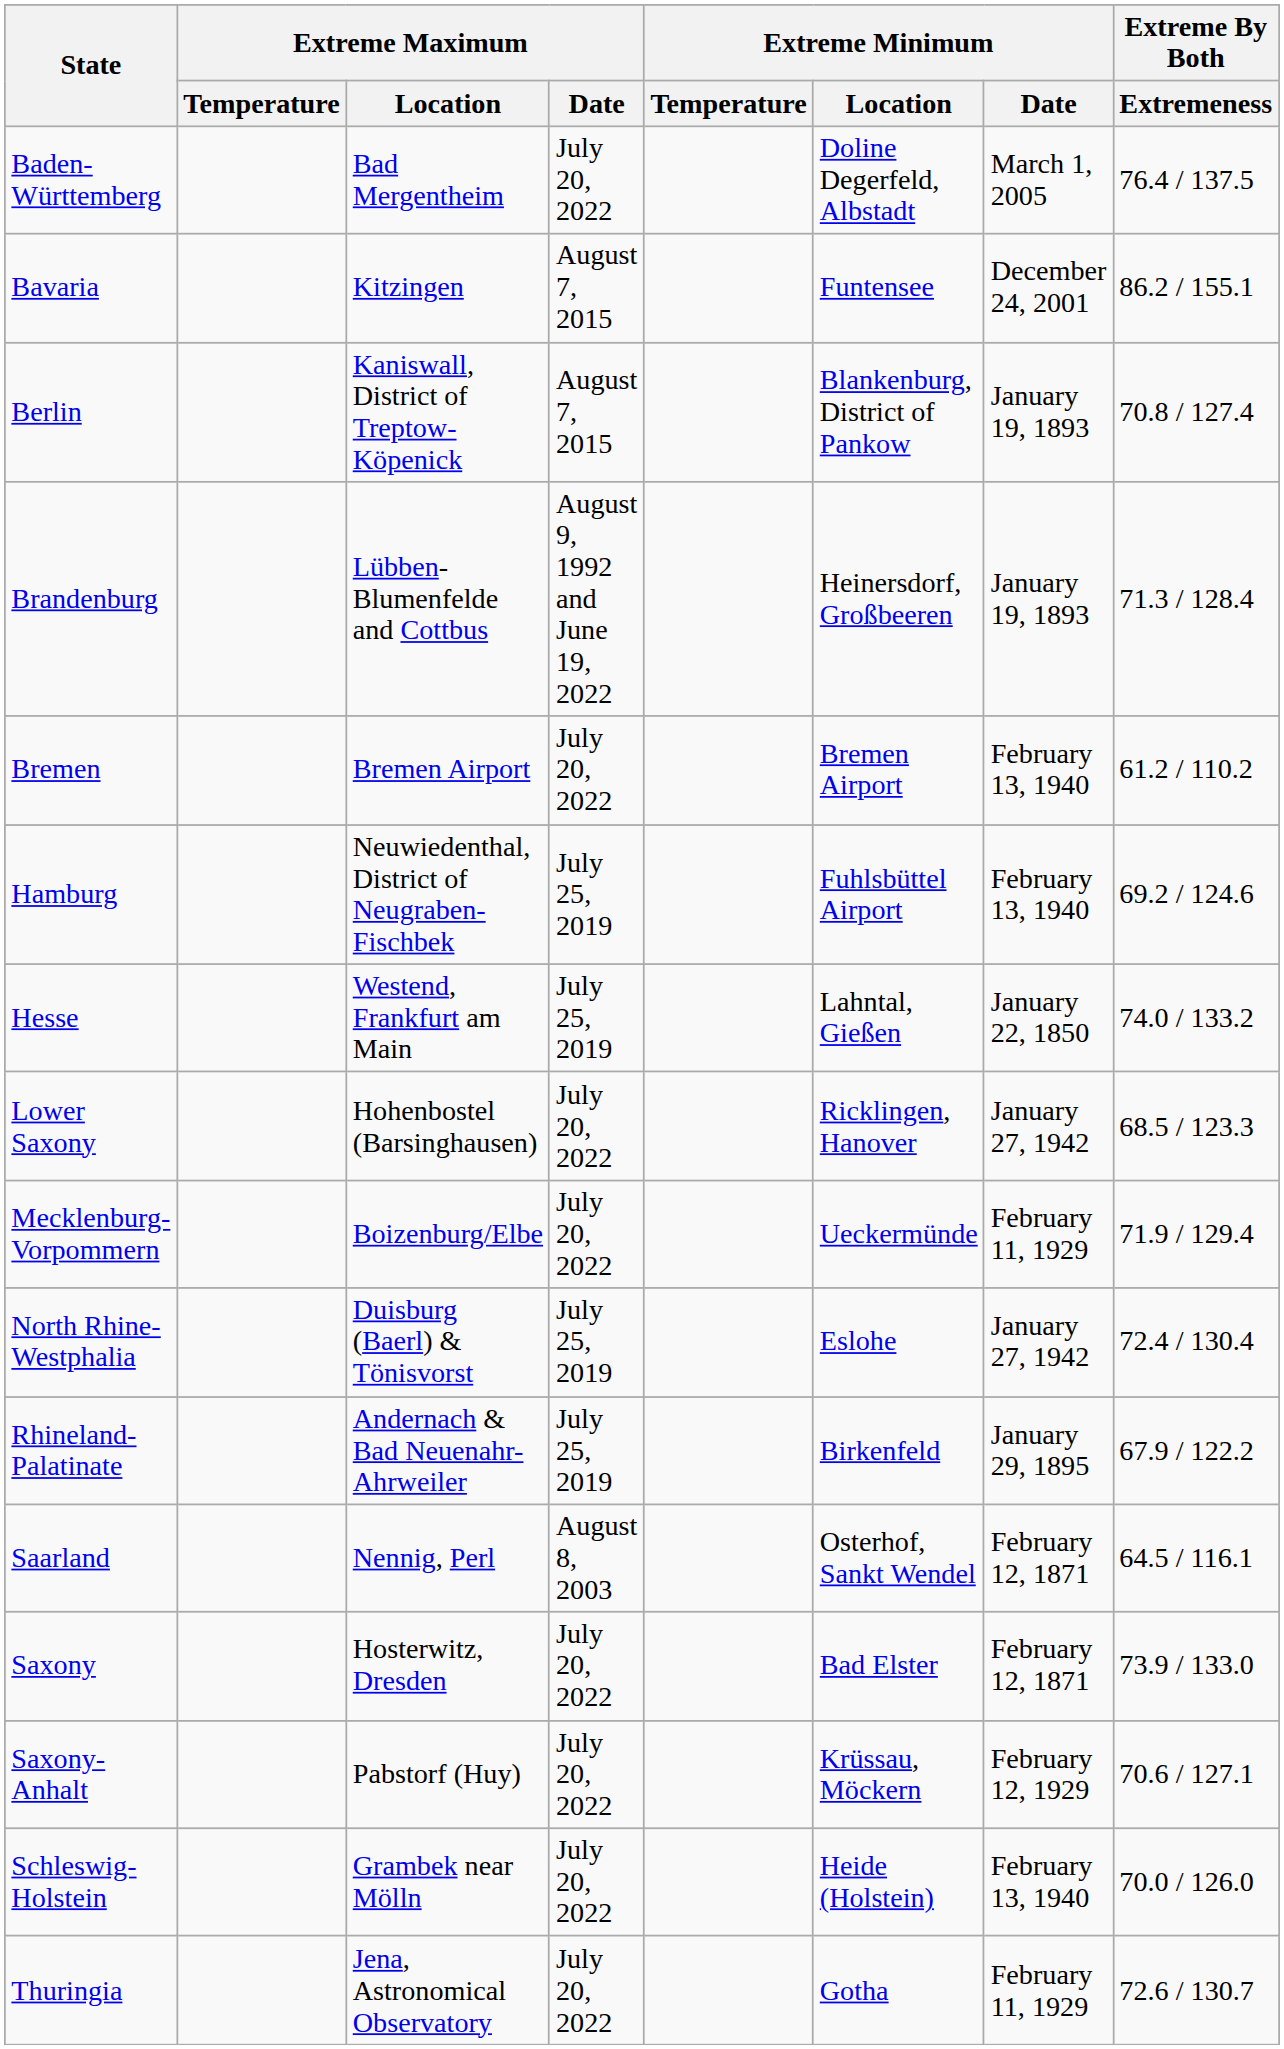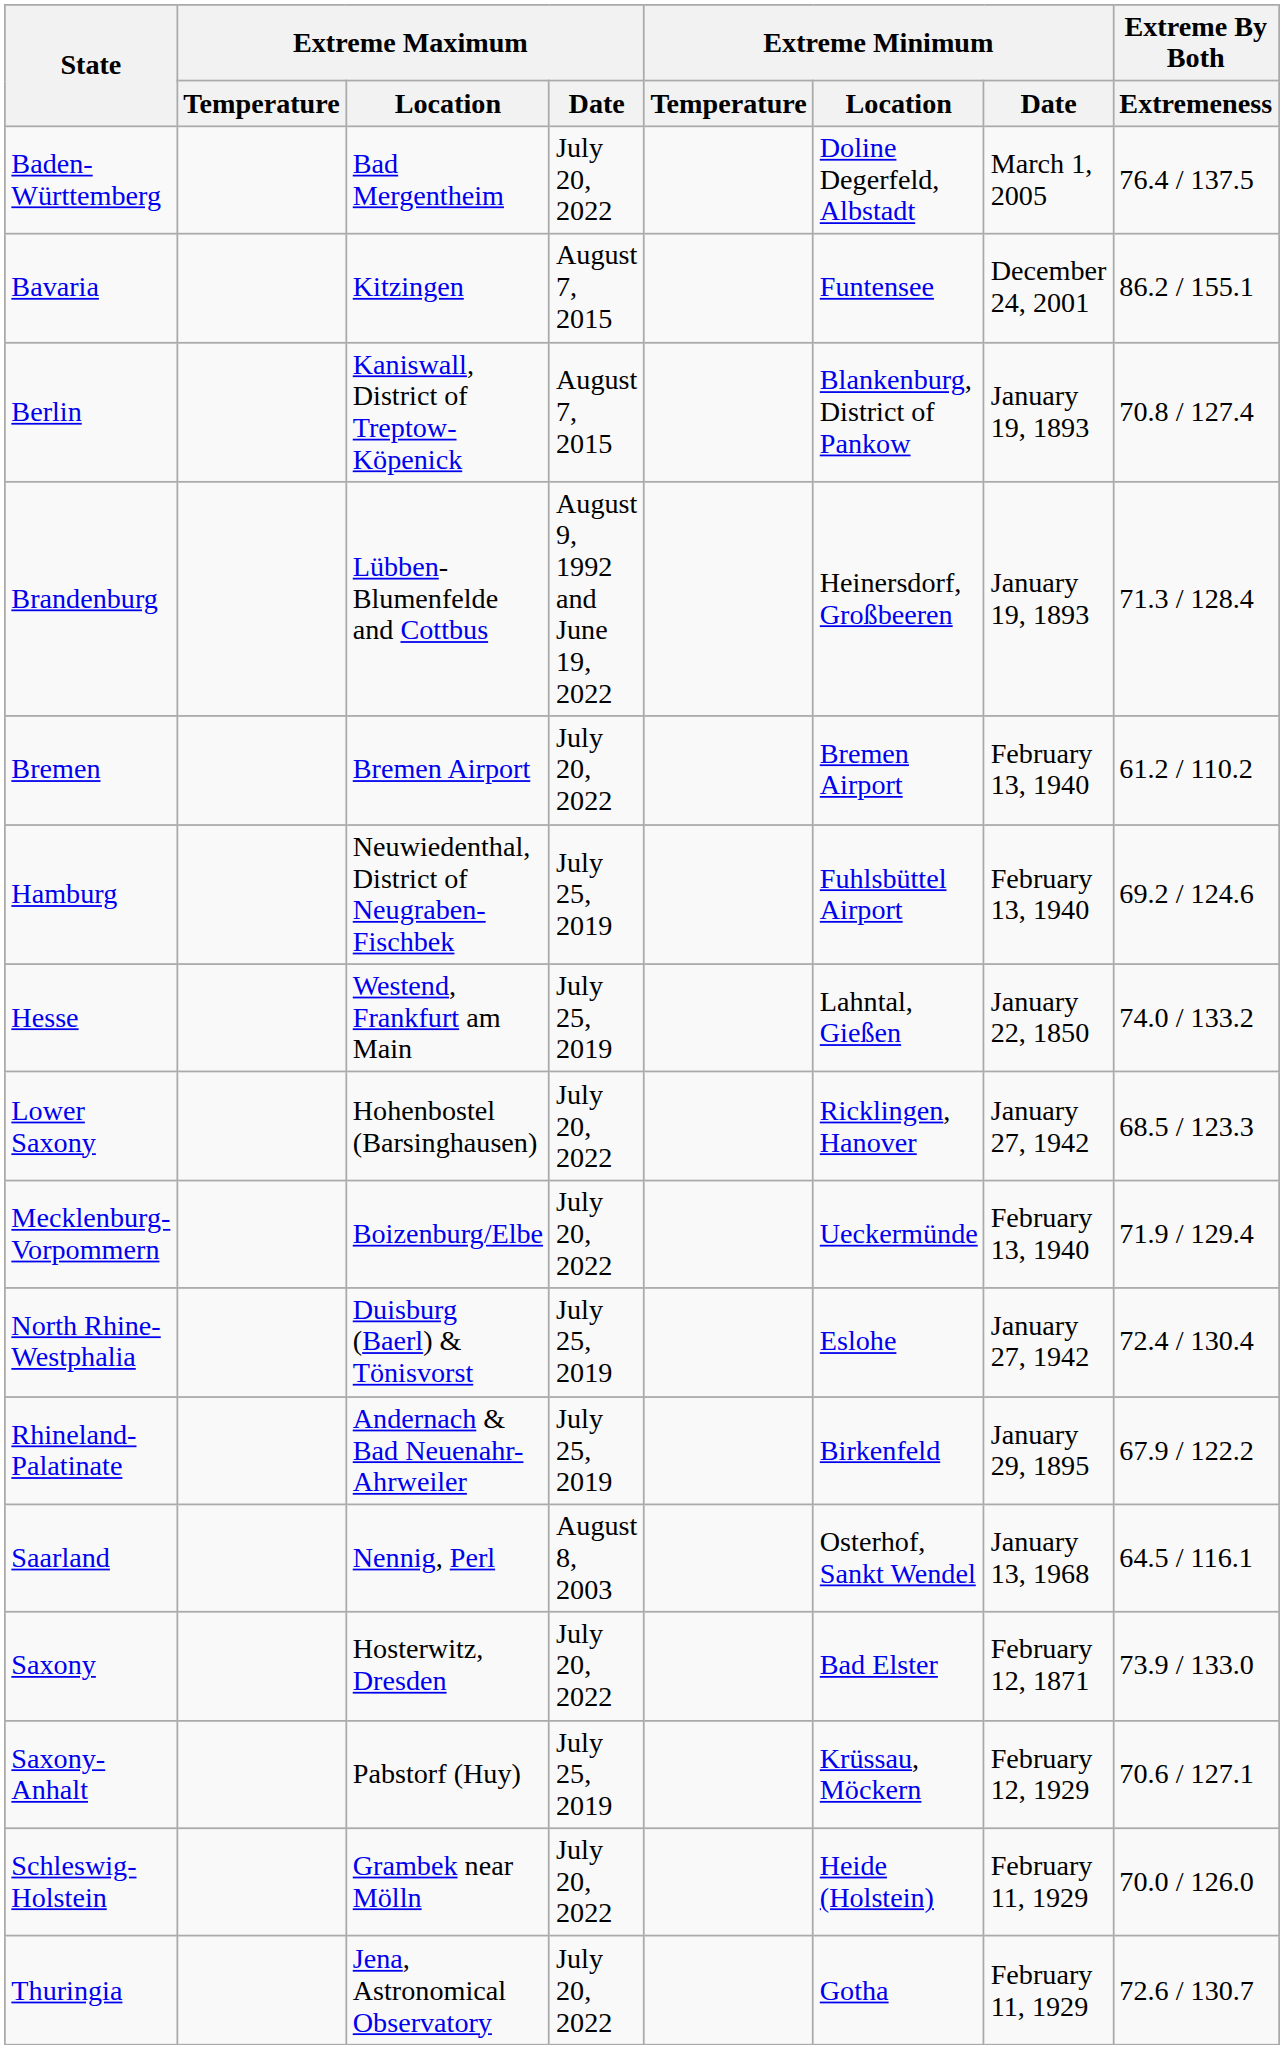(1042, 1233) February 11, 1929 -> (1042, 1233) February 13, 1940
(1042, 1557) February 12, 1871 -> (1040, 1557) January 13, 1968
(584, 1773) July 20, 2022 -> (584, 1773) July 25, 2019
(1042, 1881) February 13, 1940 -> (1042, 1881) February 11, 1929
